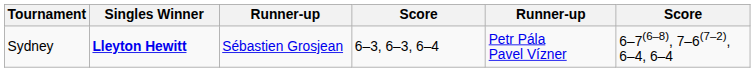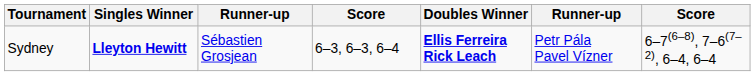+ column: (476, 15)
